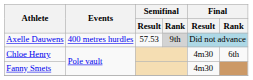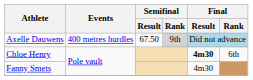(149, 40) 57.53 -> (149, 40) 67.50
(203, 54) normal -> (203, 54) bold
